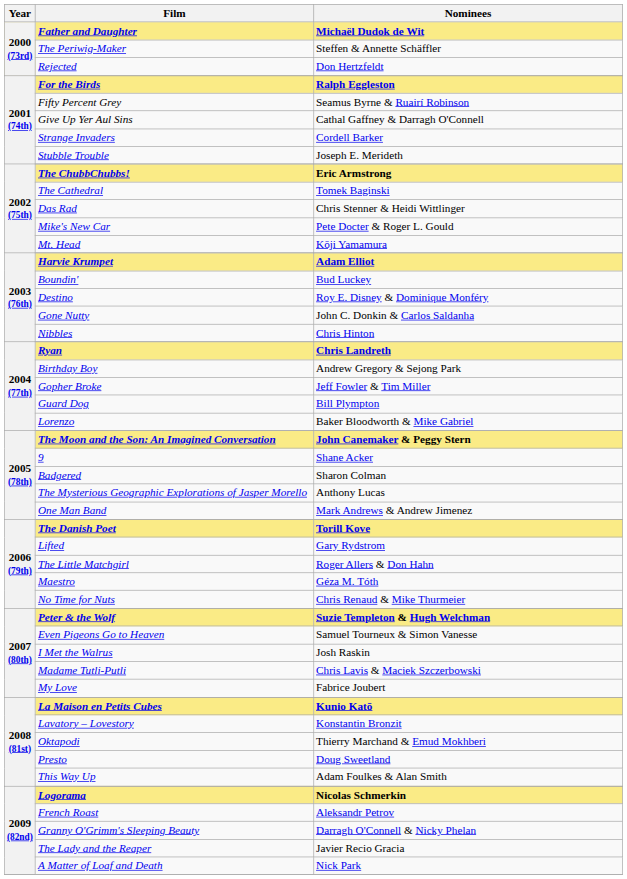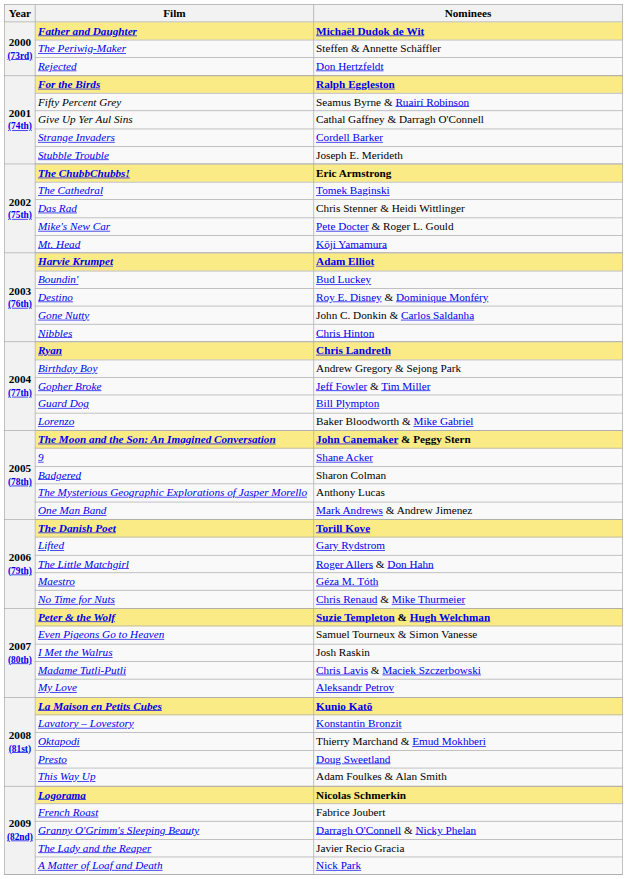(351, 688) Fabrice Joubert -> (355, 688) Aleksandr Petrov
(355, 812) Aleksandr Petrov -> (351, 812) Fabrice Joubert
